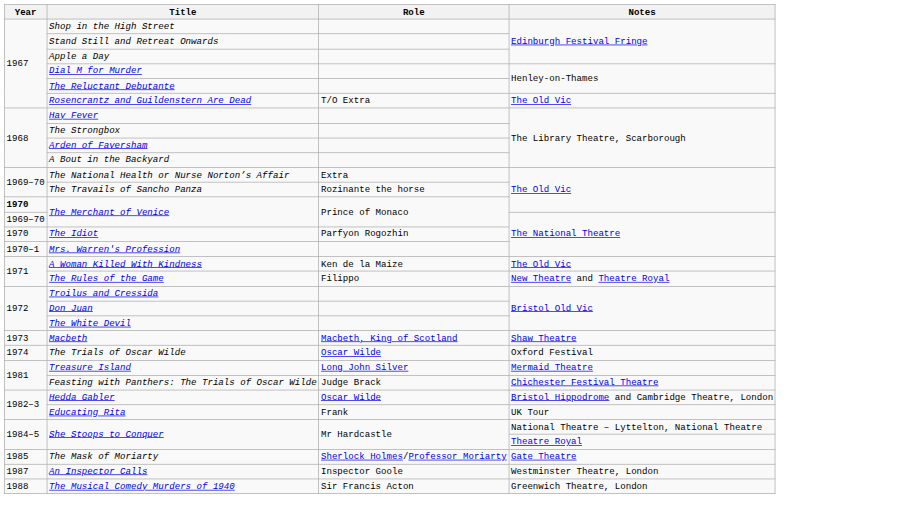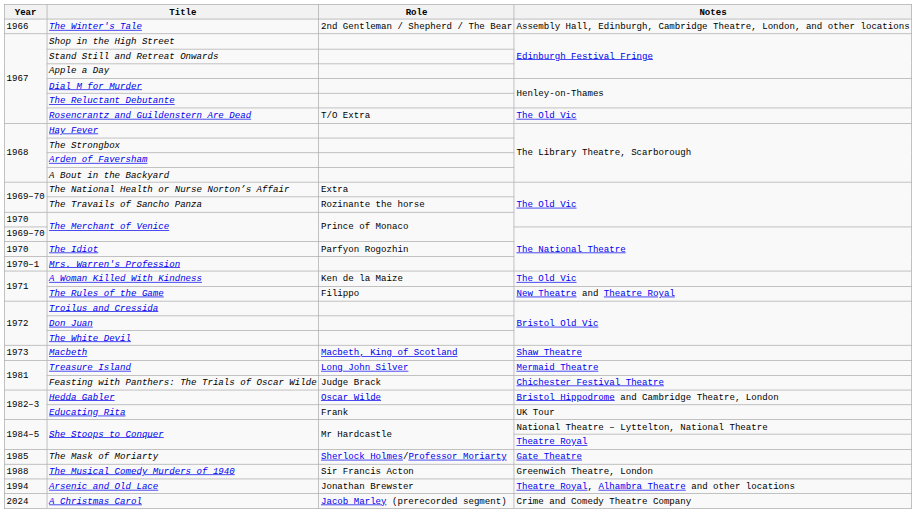+ row: (95, 27)
(17, 205) bold -> (17, 219) normal
- row: (117, 353)
- row: (98, 472)
+ row: (104, 486)
+ row: (95, 501)
